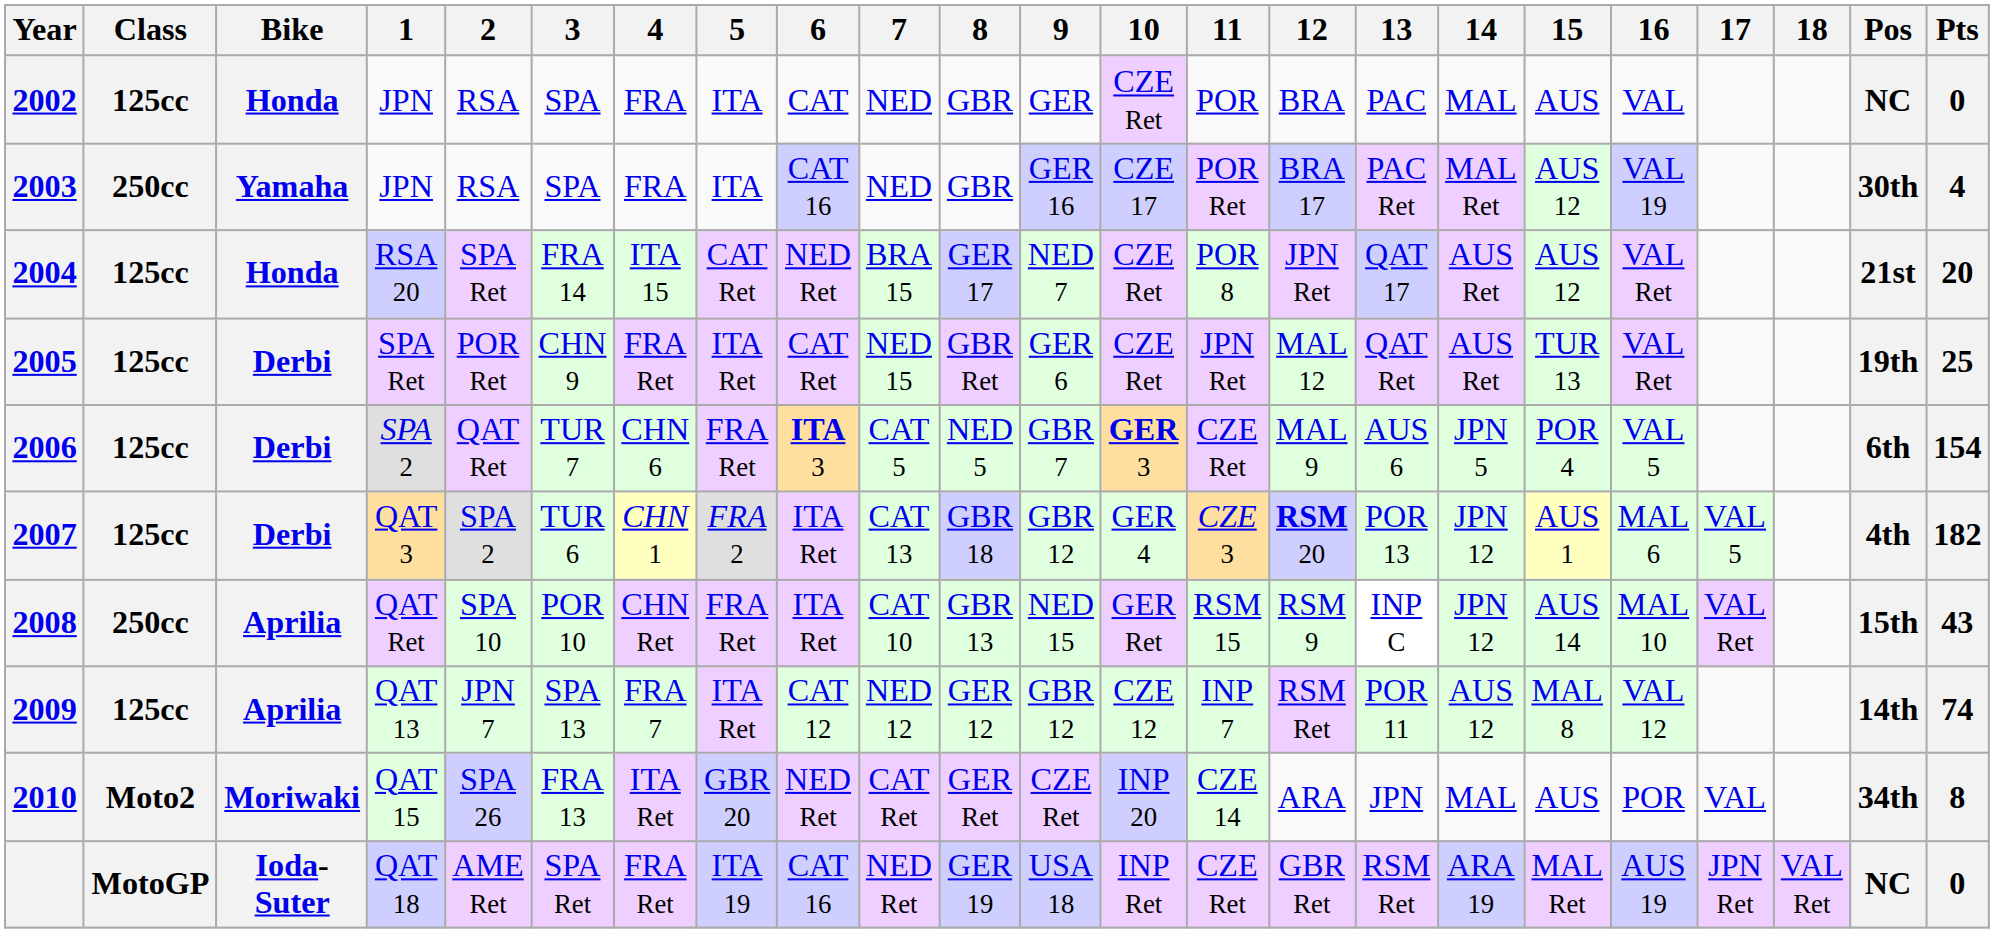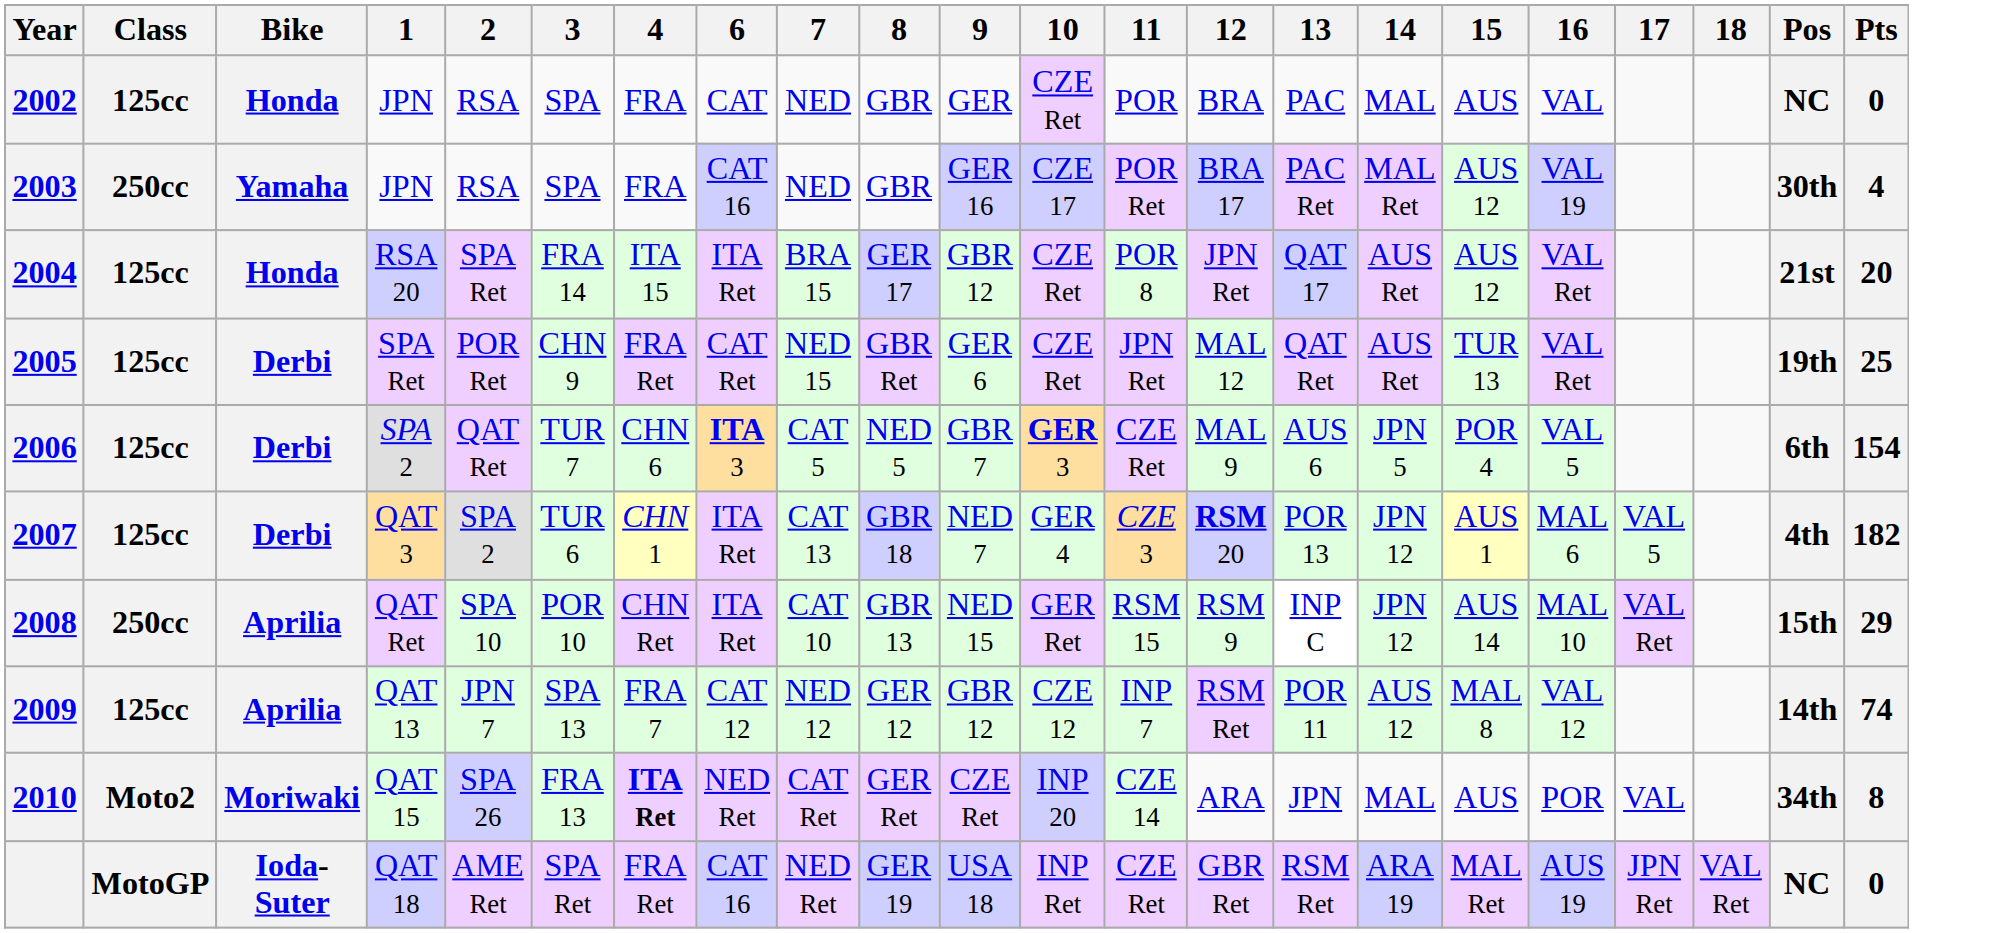- column: (737, 30)
(818, 273) NED Ret -> (737, 273) ITA Ret
(1061, 273) NED 7 -> (980, 273) GBR 12
(1061, 535) GBR 12 -> (980, 535) NED 7
(1957, 622) 43 -> (1876, 622) 29
(655, 796) normal -> (655, 796) bold
